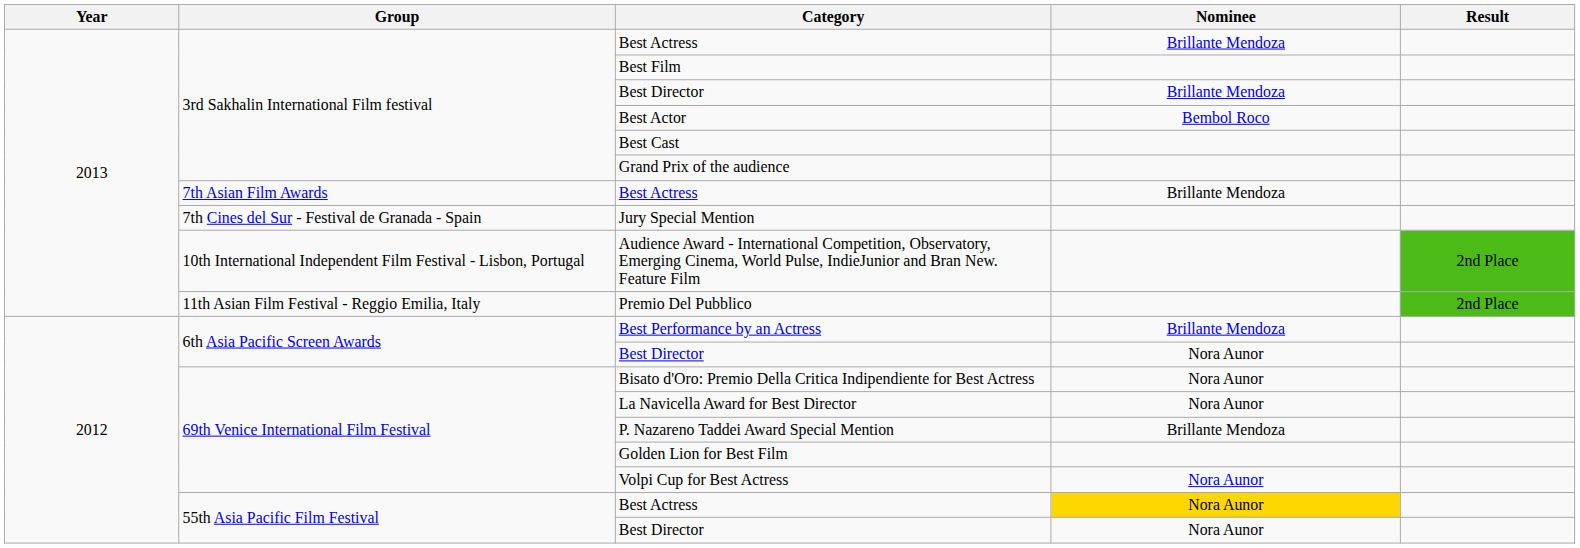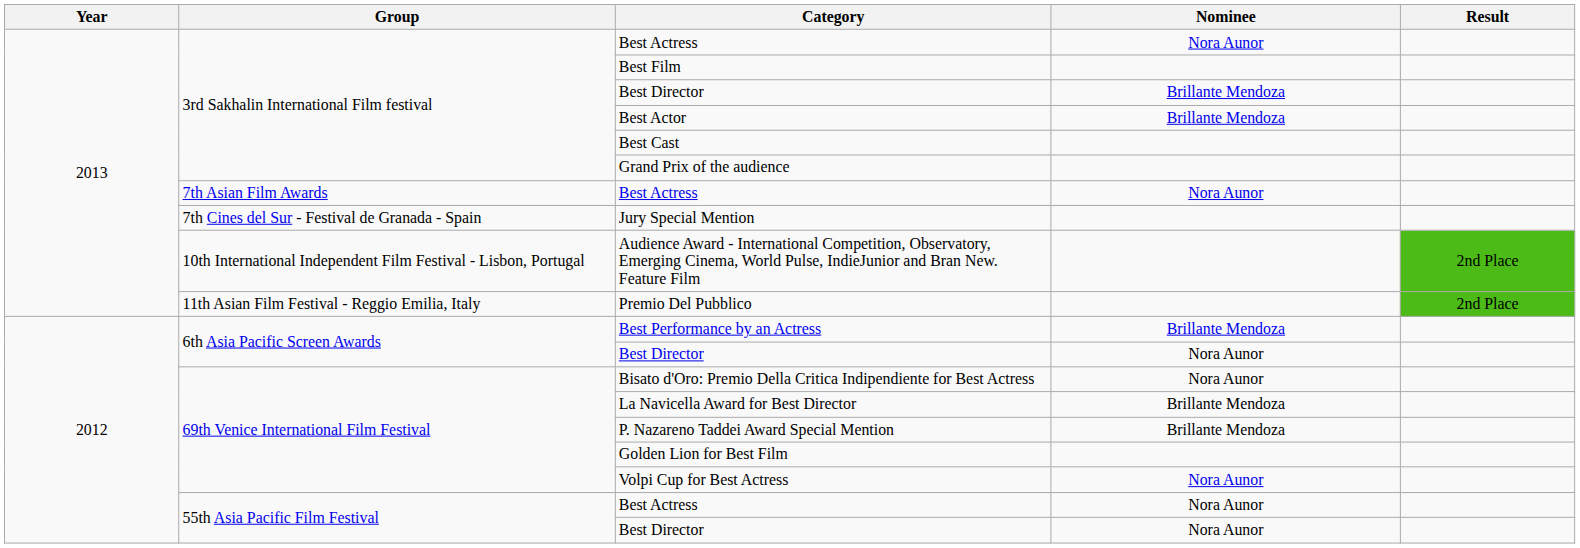(1226, 42) Brillante Mendoza -> (1226, 42) Nora Aunor
(1226, 117) Bembol Roco -> (1226, 117) Brillante Mendoza
(1226, 192) Brillante Mendoza -> (1226, 192) Nora Aunor
(1226, 404) Nora Aunor -> (1226, 404) Brillante Mendoza
(1226, 504) gold background -> (1226, 504) no background
